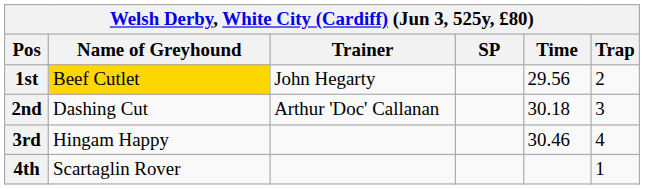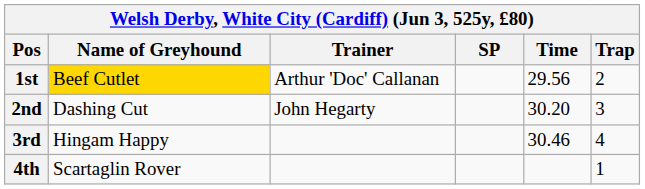(325, 79) John Hegarty -> (357, 79) Arthur 'Doc' Callanan
(357, 109) Arthur 'Doc' Callanan -> (325, 109) John Hegarty
(549, 109) 30.18 -> (549, 109) 30.20
